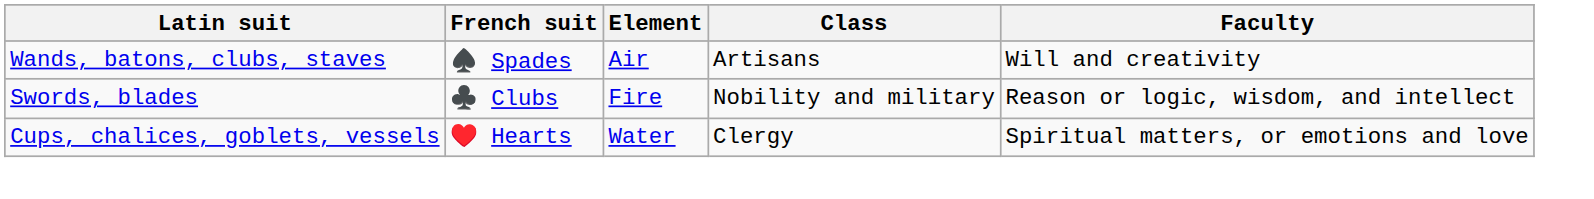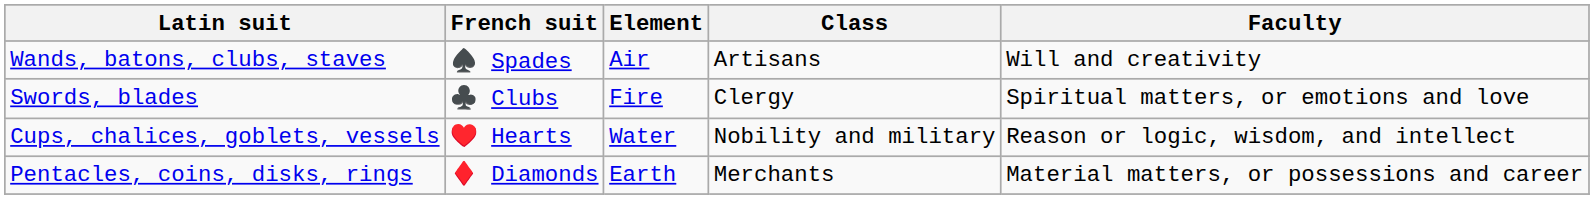(854, 99) Nobility and military -> (754, 99) Clergy
(1260, 99) Reason or logic, wisdom, and intellect -> (1268, 99) Spiritual matters, or emotions and love
(753, 137) Clergy -> (855, 137) Nobility and military
(1267, 137) Spiritual matters, or emotions and love -> (1261, 137) Reason or logic, wisdom, and intellect
+ row: (211, 175)
